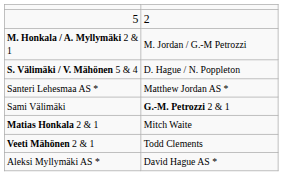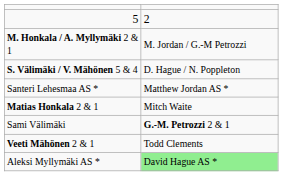rows swapped: (53, 125) <-> (36, 107)
(180, 162) no background -> (180, 162) lightgreen background
